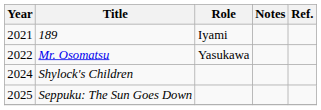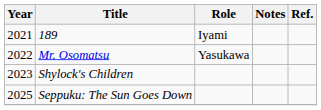(20, 74) 2024 -> (20, 74) 2023
